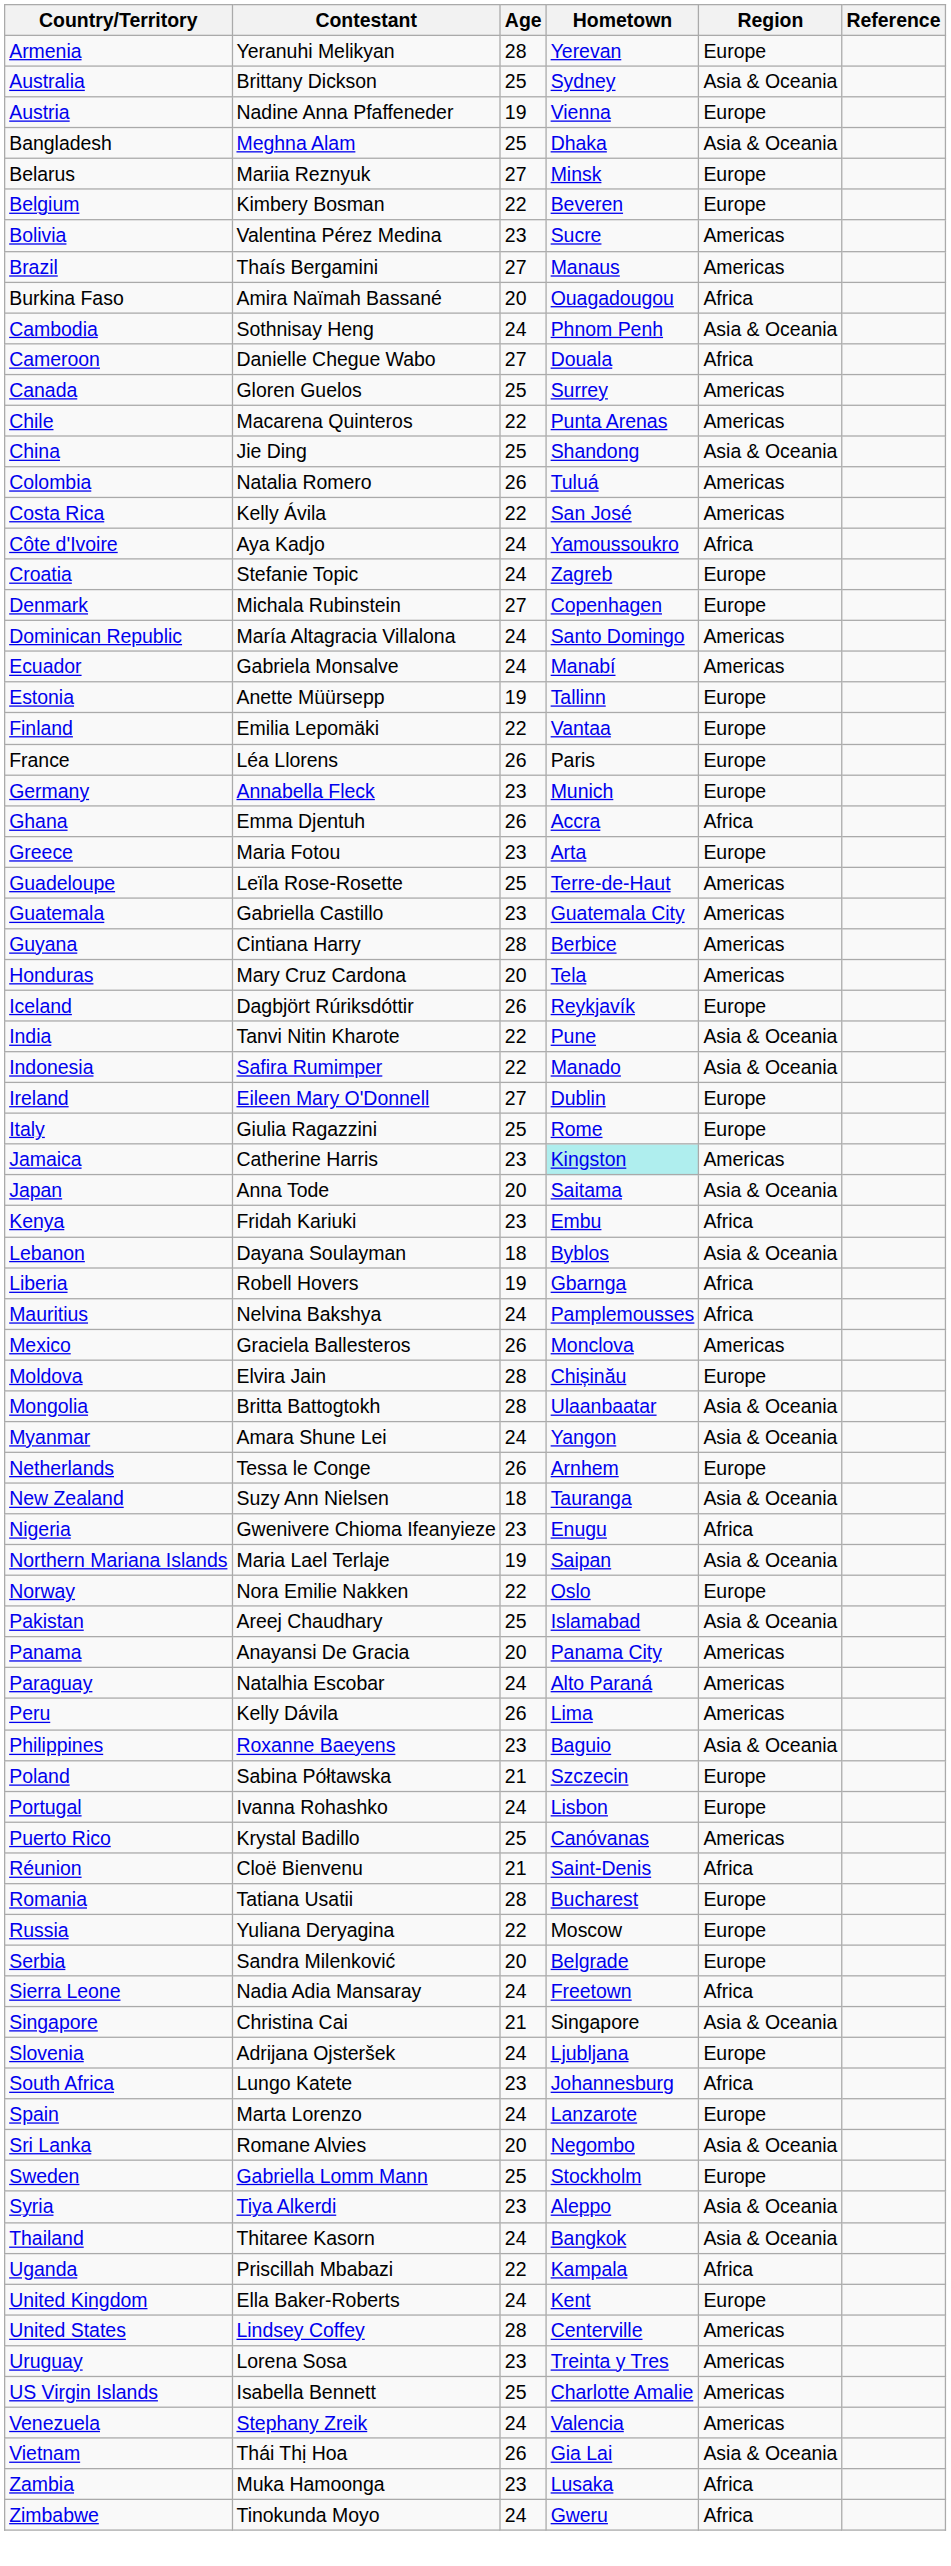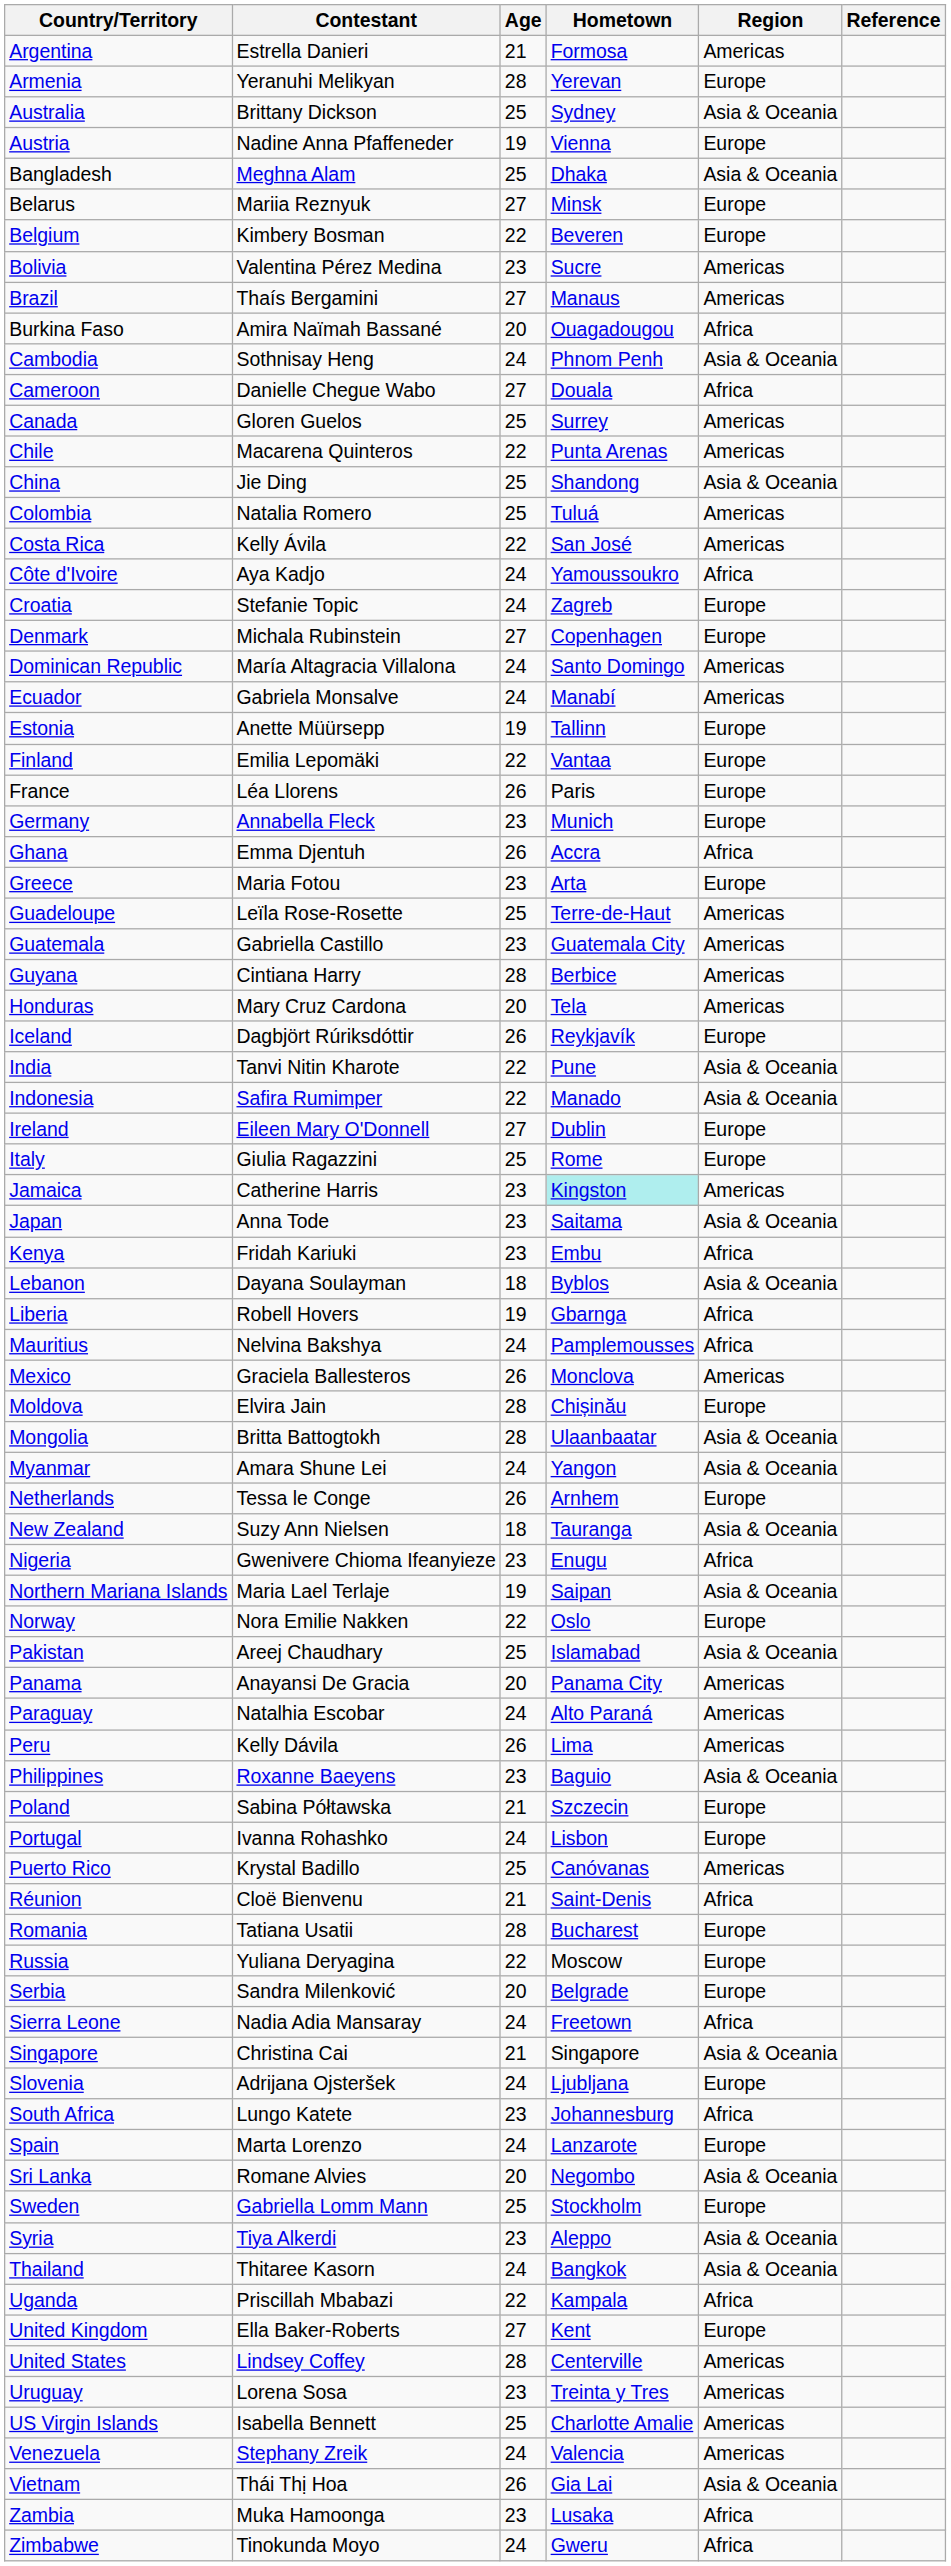+ row: (51, 51)
(516, 482) 26 -> (516, 513) 25
(516, 1191) 20 -> (516, 1221) 23
(516, 2299) 24 -> (516, 2330) 27
